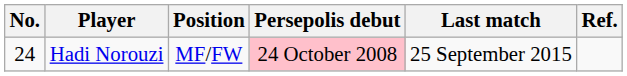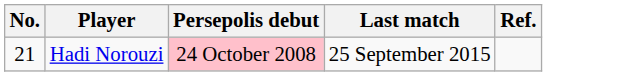- column: (209, 20)
(25, 53) 24 -> (25, 53) 21
